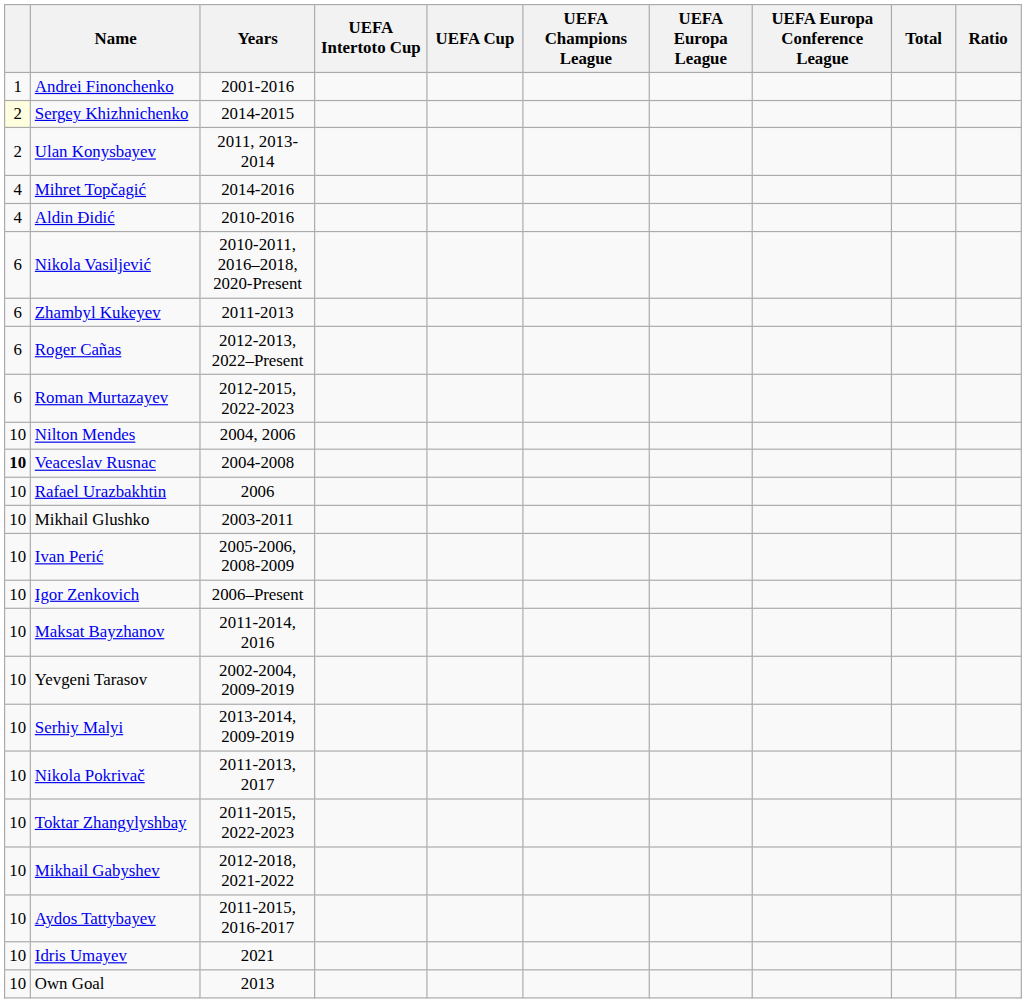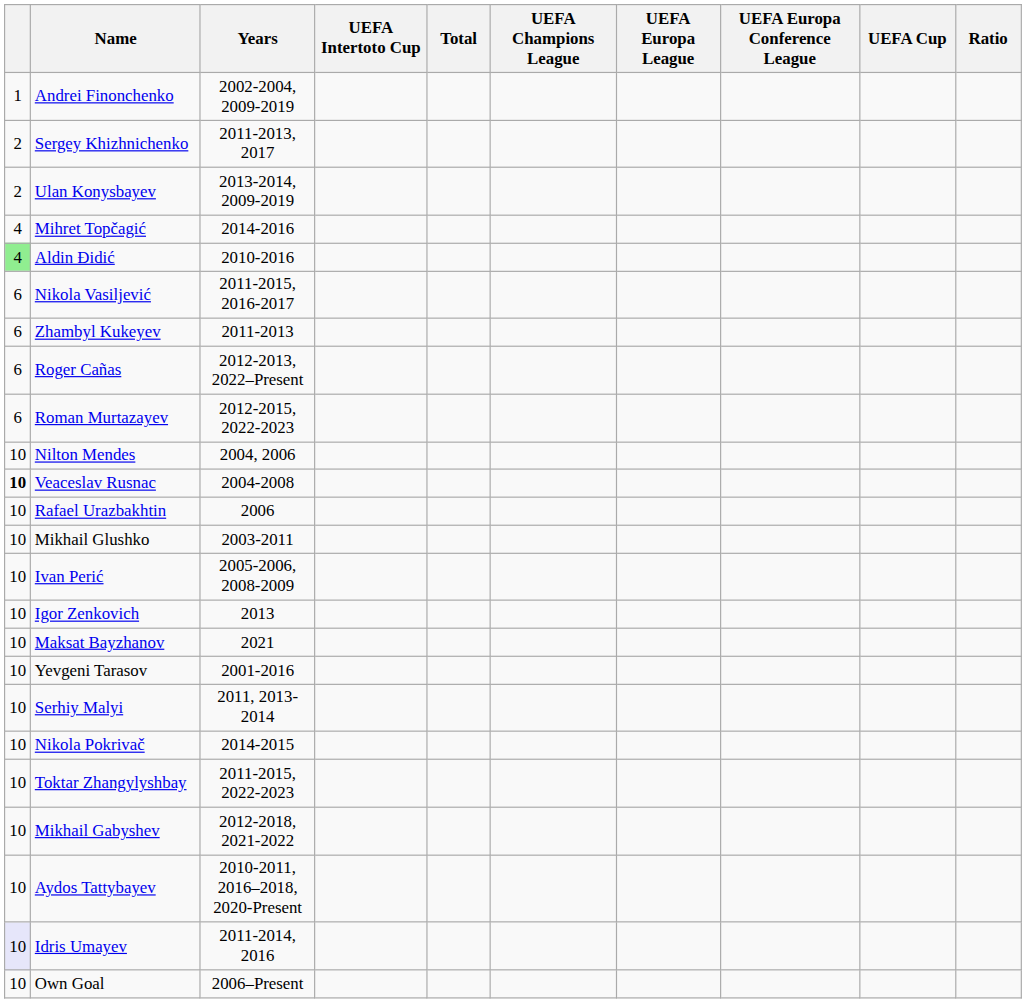columns swapped: (475, 38) <-> (924, 38)
(258, 86) 2001-2016 -> (258, 96) 2002-2004, 2009-2019
(18, 114) lightyellow background -> (18, 143) no background
(258, 114) 2014-2015 -> (258, 143) 2011-2013, 2017
(258, 151) 2011, 2013-2014 -> (258, 191) 2013-2014, 2009-2019
(18, 217) no background -> (18, 257) lightgreen background
(258, 265) 2010-2011, 2016–2018, 2020-Present -> (258, 294) 2011-2015, 2016-2017
(258, 594) 2006–Present -> (258, 614) 2013
(258, 632) 2011-2014, 2016 -> (258, 642) 2021
(258, 680) 2002-2004, 2009-2019 -> (258, 670) 2001-2016
(258, 727) 2013-2014, 2009-2019 -> (258, 707) 2011, 2013-2014
(258, 775) 2011-2013, 2017 -> (258, 745) 2014-2015
(258, 918) 2011-2015, 2016-2017 -> (258, 888) 2010-2011, 2016–2018, 2020-Present
(18, 956) no background -> (18, 946) lavender background
(258, 956) 2021 -> (258, 946) 2011-2014, 2016
(258, 984) 2013 -> (258, 984) 2006–Present
